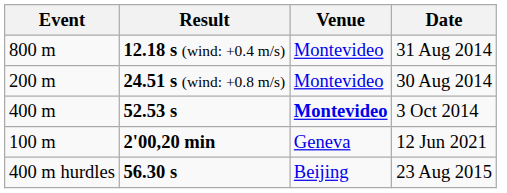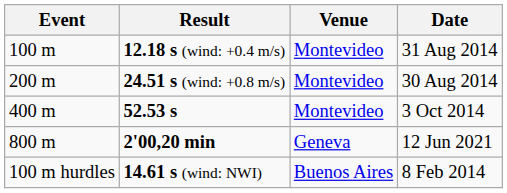(32, 50) 800 m -> (32, 50) 100 m
(341, 111) bold -> (339, 111) normal
(32, 142) 100 m -> (32, 142) 800 m
+ row: (193, 172)
- row: (150, 172)
